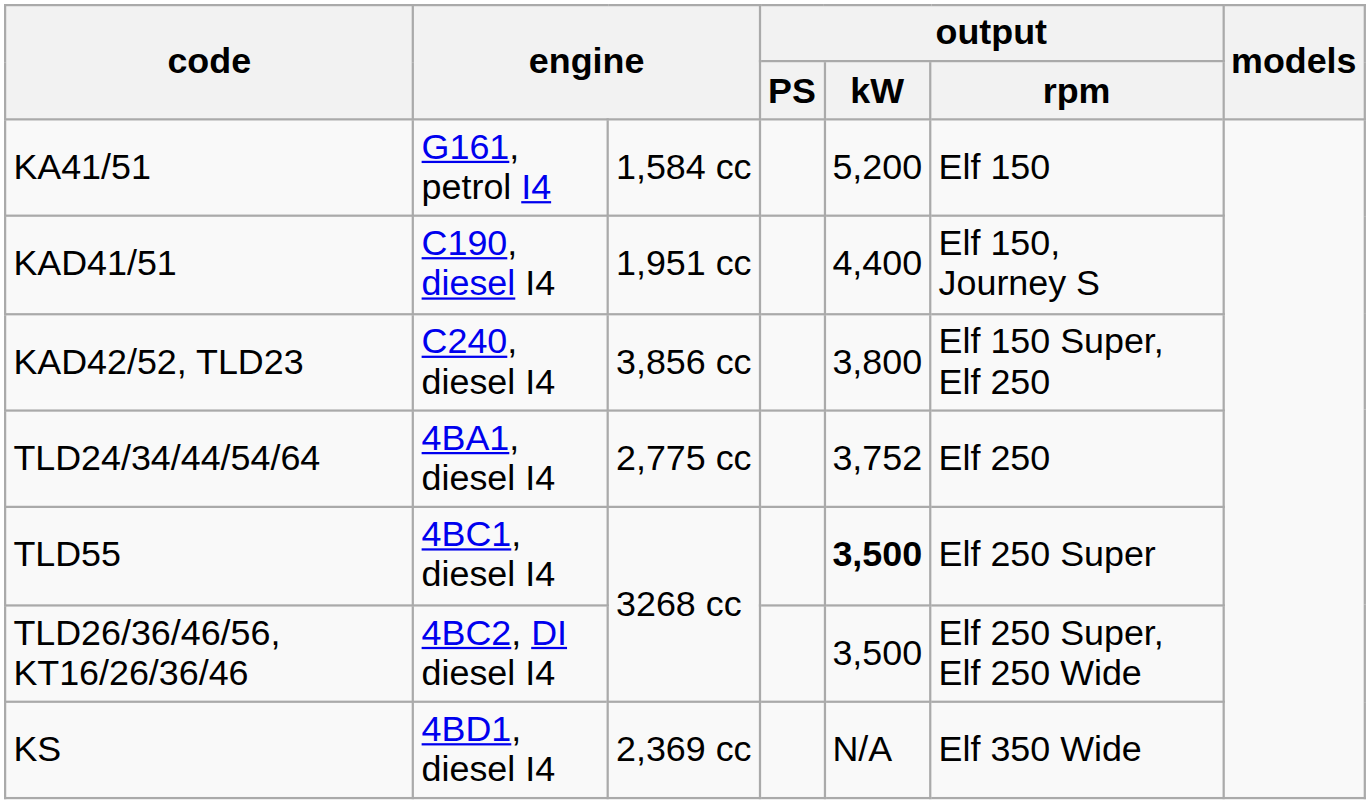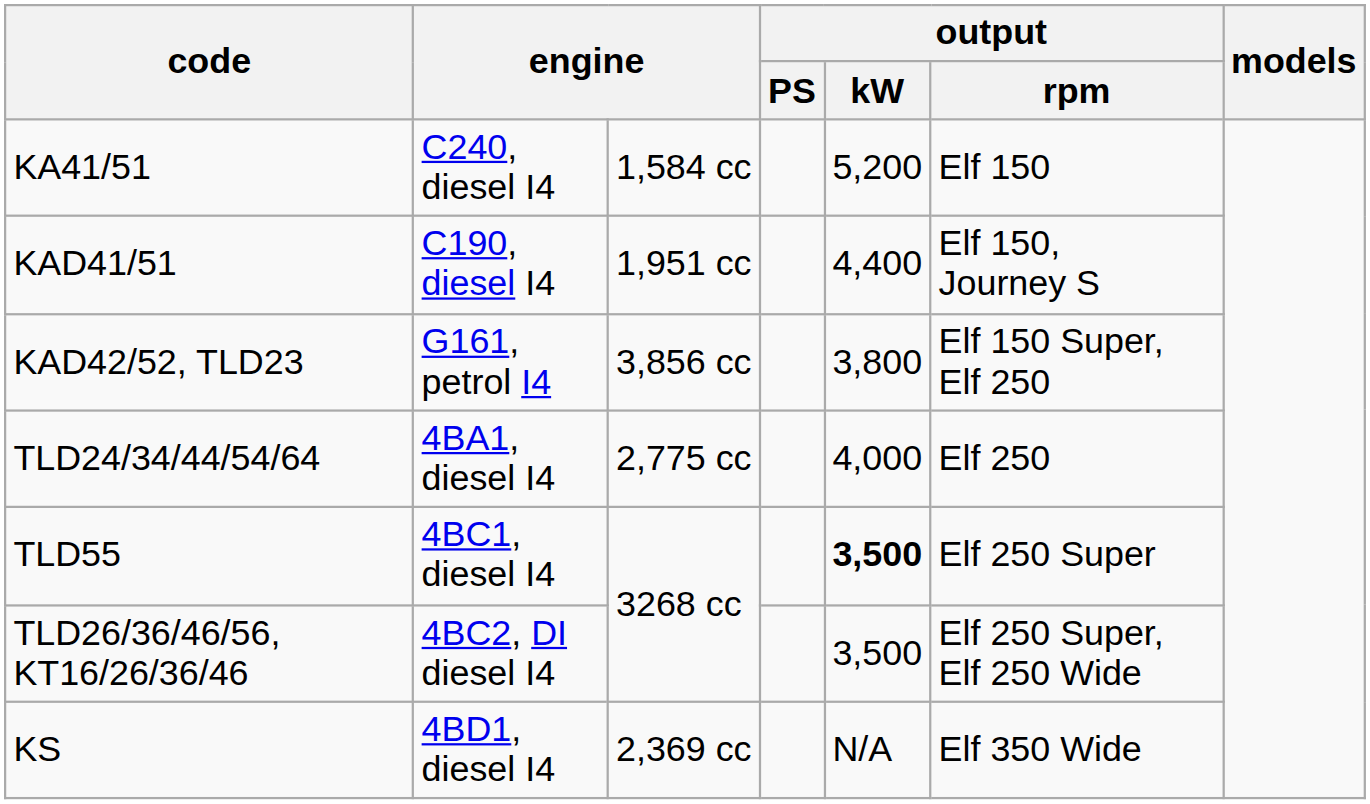(486, 166) G161, petrol I4 -> (488, 166) C240, diesel I4
(488, 361) C240, diesel I4 -> (486, 361) G161, petrol I4
(877, 458) 3,752 -> (877, 458) 4,000
